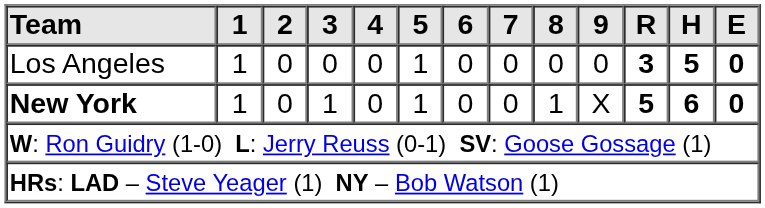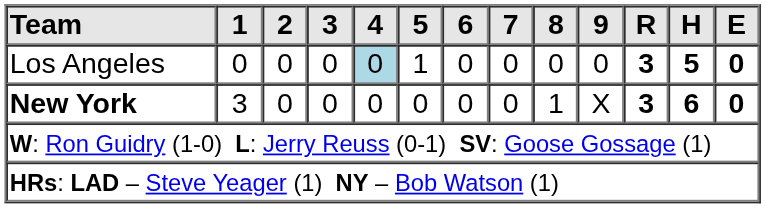(240, 64) 1 -> (240, 64) 0
(375, 64) no background -> (375, 64) lightblue background
(240, 103) 1 -> (240, 103) 3
(330, 103) 1 -> (330, 103) 0
(420, 103) 1 -> (420, 103) 0
(646, 103) 5 -> (646, 103) 3
